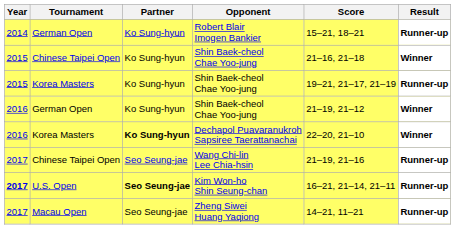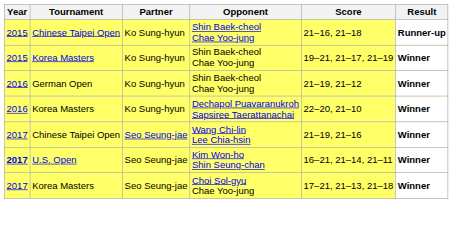- row: (62, 33)
(416, 58) Winner -> (422, 33) Runner-up
(424, 84) Runner-up -> (414, 58) Winner
(157, 135) bold -> (155, 109) normal
(424, 160) Runner-up -> (414, 135) Winner
(157, 186) bold -> (156, 160) normal
(424, 186) Runner-up -> (414, 160) Winner
- row: (59, 212)
+ row: (63, 186)
